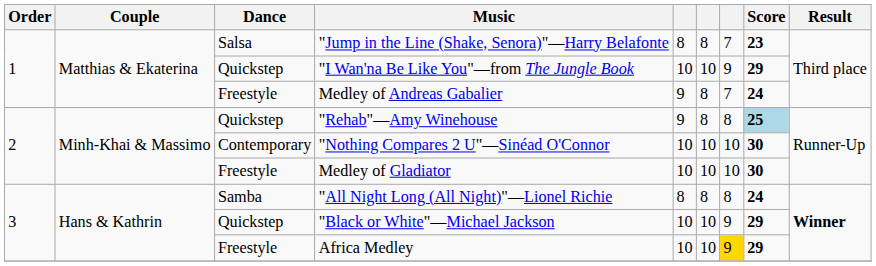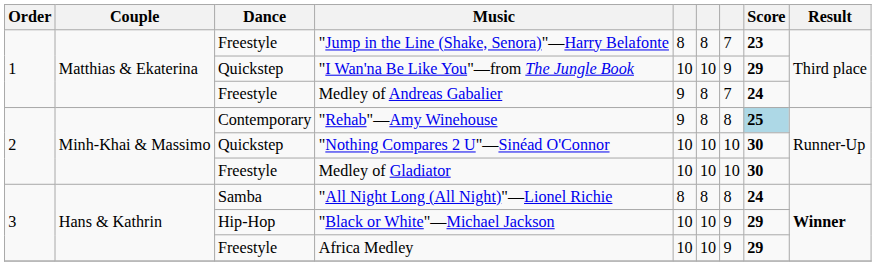(235, 42) Salsa -> (248, 42) Freestyle
(251, 119) Quickstep -> (265, 119) Contemporary
(265, 145) Contemporary -> (251, 145) Quickstep
(251, 222) Quickstep -> (247, 222) Hip-Hop
(728, 247) gold background -> (728, 247) no background
